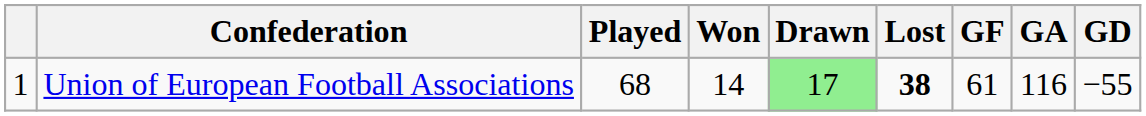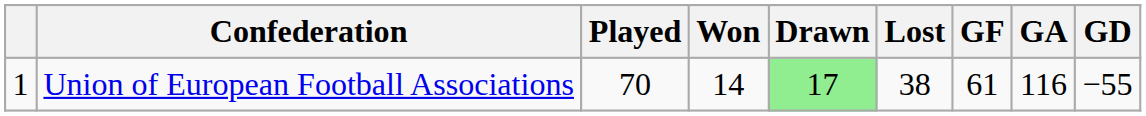(635, 84) 68 -> (635, 84) 70
(915, 84) bold -> (915, 84) normal
